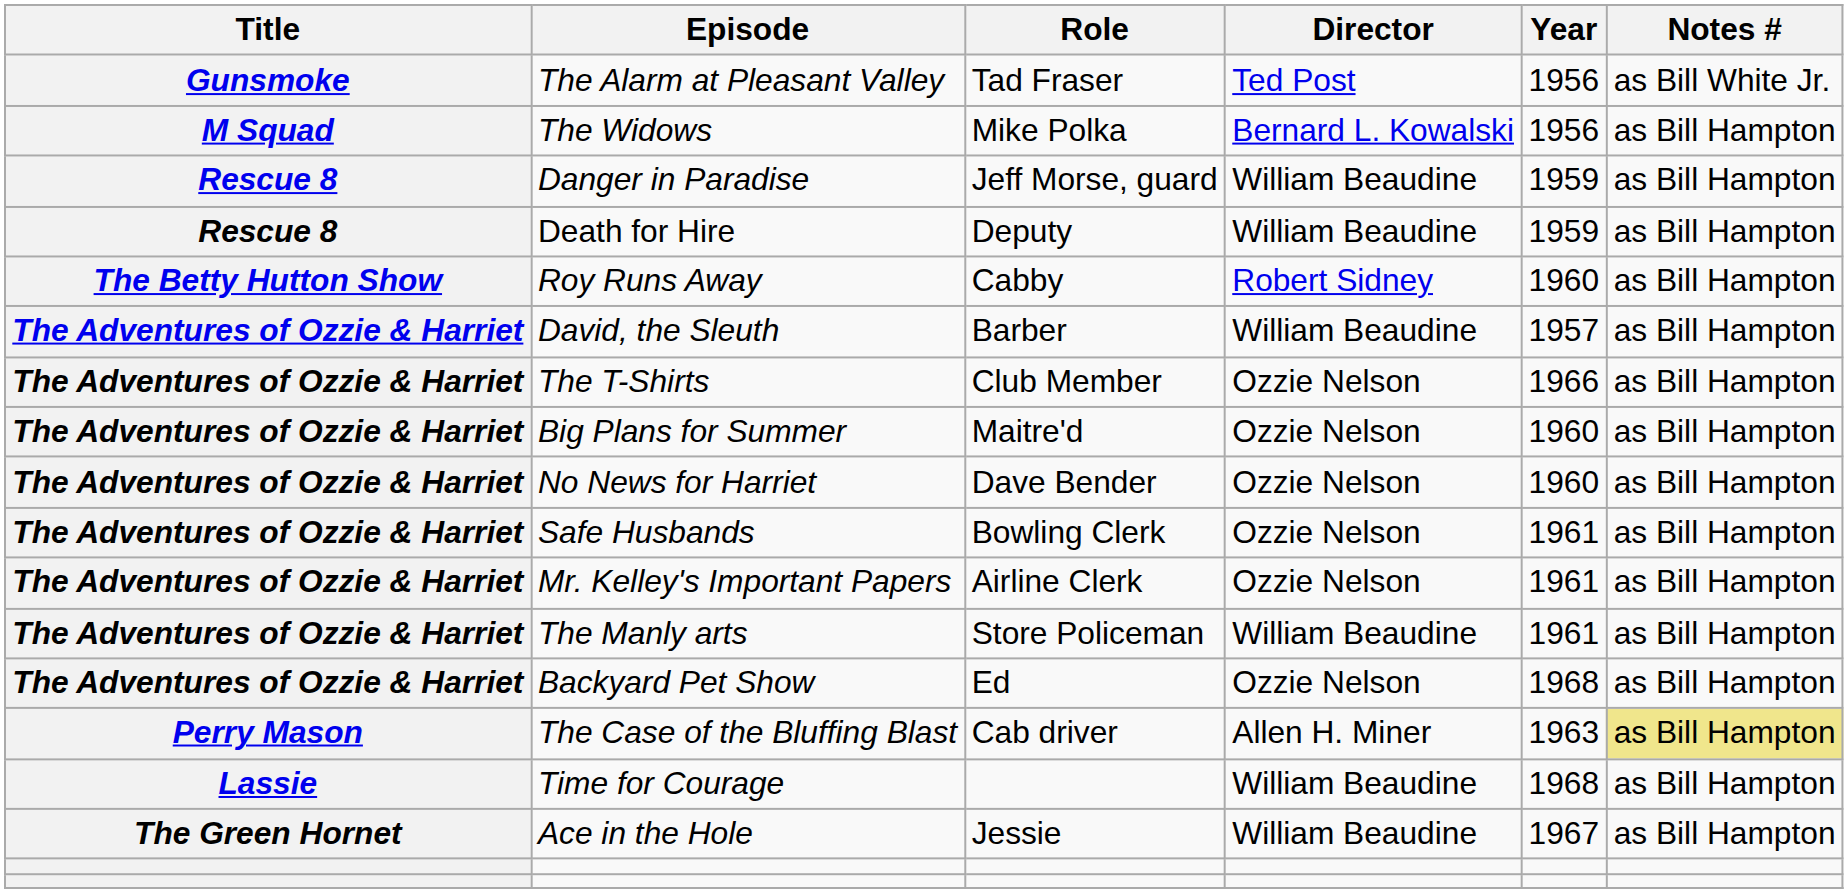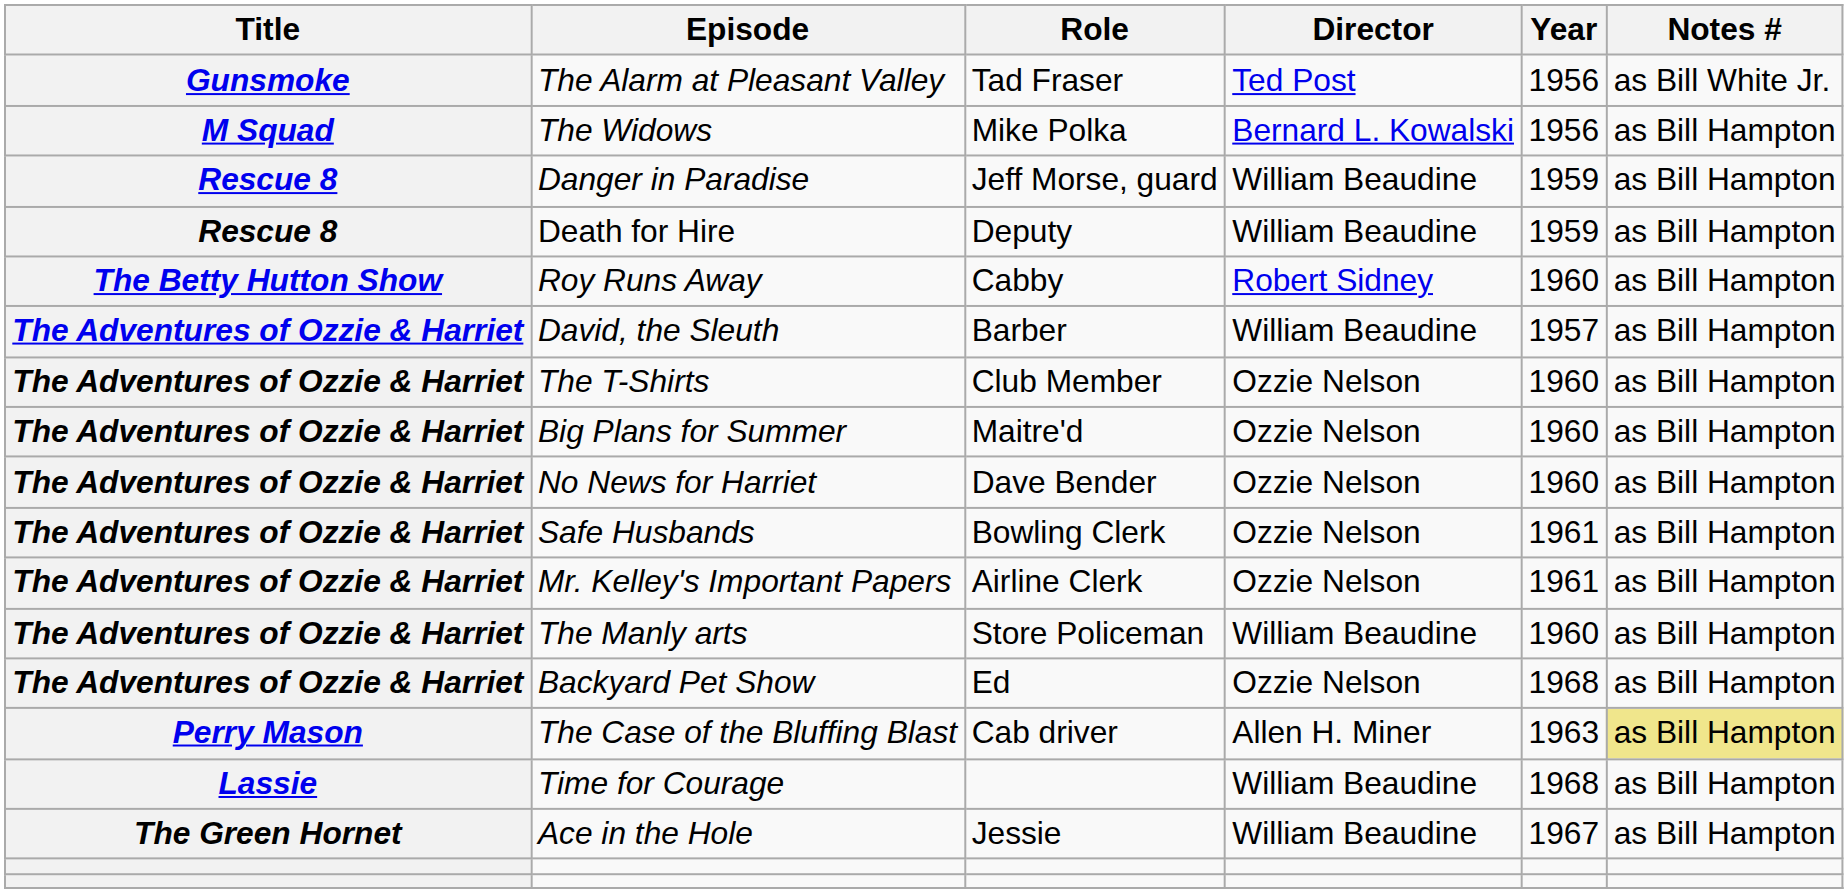(1564, 381) 1966 -> (1564, 381) 1960
(1564, 632) 1961 -> (1564, 632) 1960
